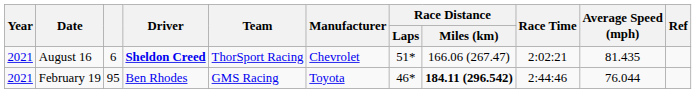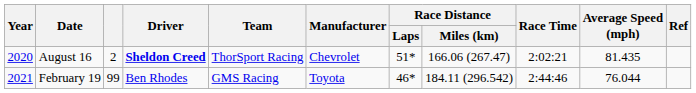(20, 57) 2021 -> (20, 57) 2020
(113, 57) 6 -> (113, 57) 2
(113, 78) 95 -> (113, 78) 99
(469, 78) bold -> (469, 78) normal
